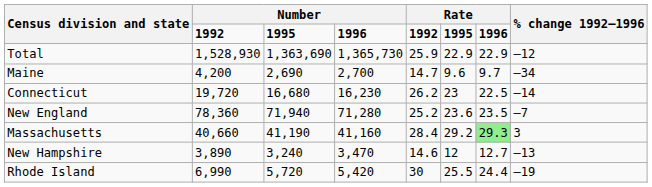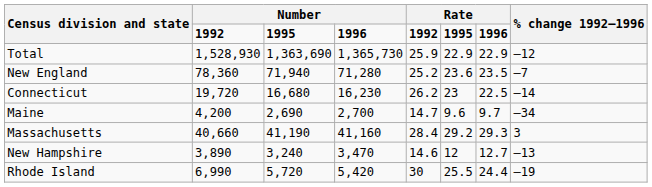rows swapped: (47, 113) <-> (26, 73)
(493, 133) lightgreen background -> (493, 133) no background
